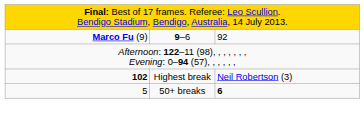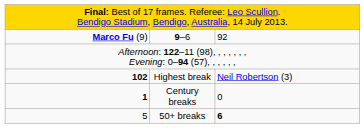+ row: (182, 96)
